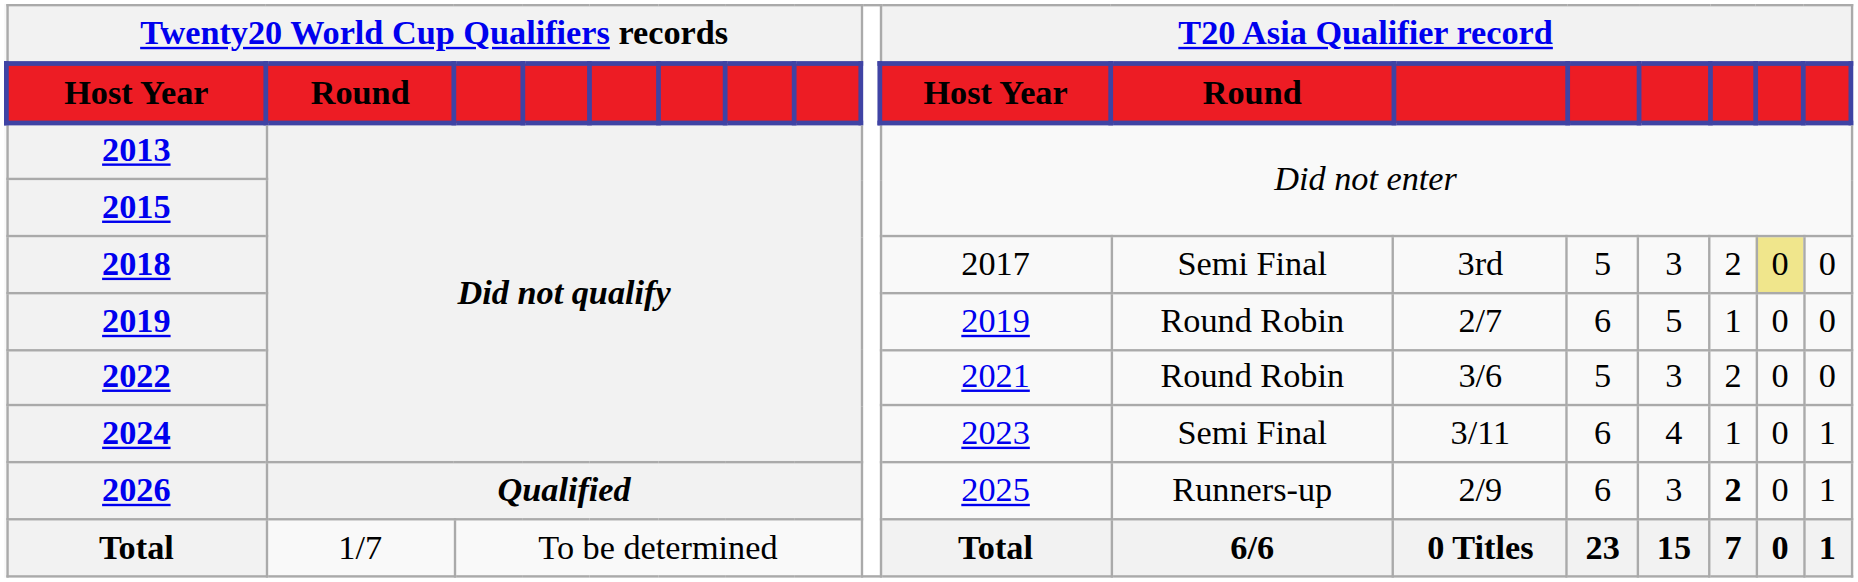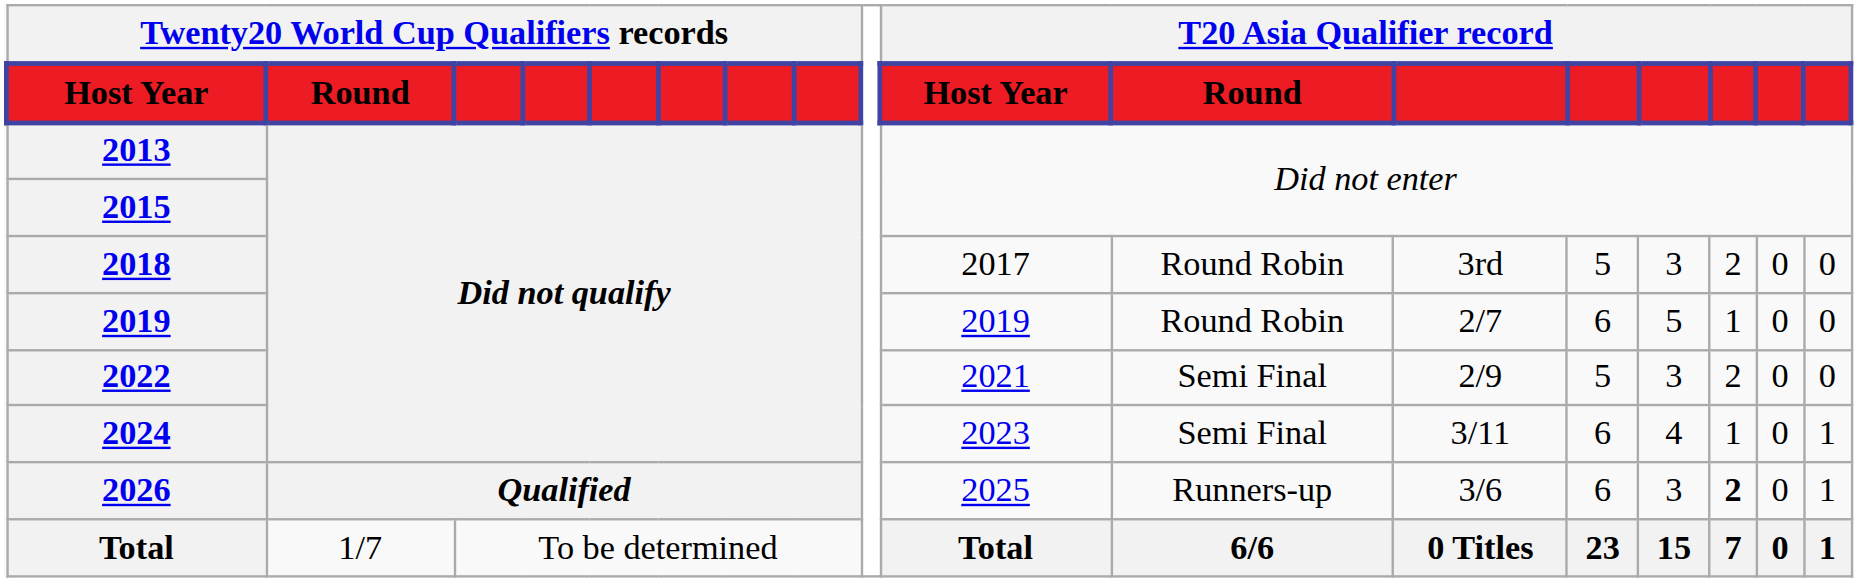(1252, 264) Semi Final -> (1252, 264) Round Robin
(1780, 264) khaki background -> (1780, 264) no background
(1252, 377) Round Robin -> (1252, 377) Semi Final
(1480, 377) 3/6 -> (1480, 377) 2/9
(1480, 490) 2/9 -> (1480, 490) 3/6
